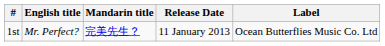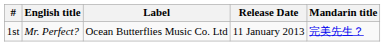columns swapped: (119, 13) <-> (306, 13)
